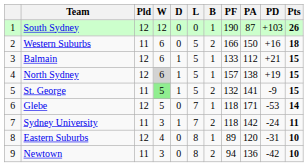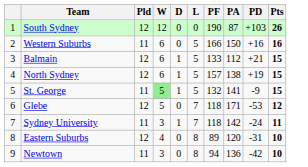- column: (213, 12)
(294, 43) 18 -> (277, 43) 16
(162, 75) lightgrey background -> (162, 75) no background
(294, 106) 14 -> (277, 106) 12
